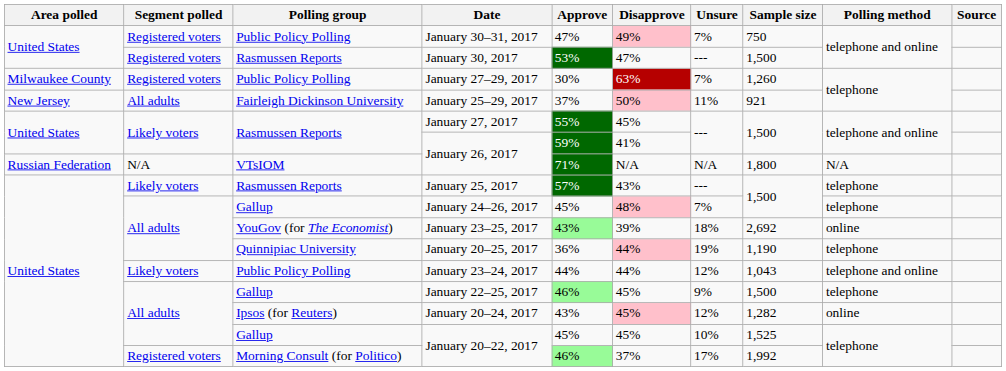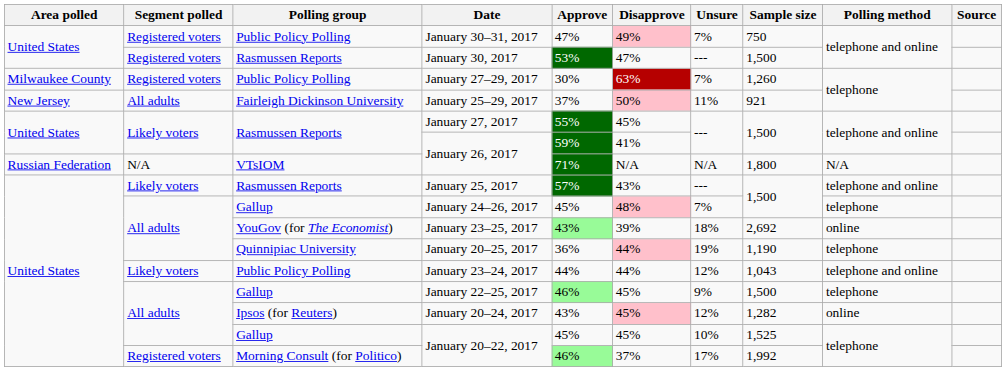(852, 185) telephone -> (882, 185) telephone and online
